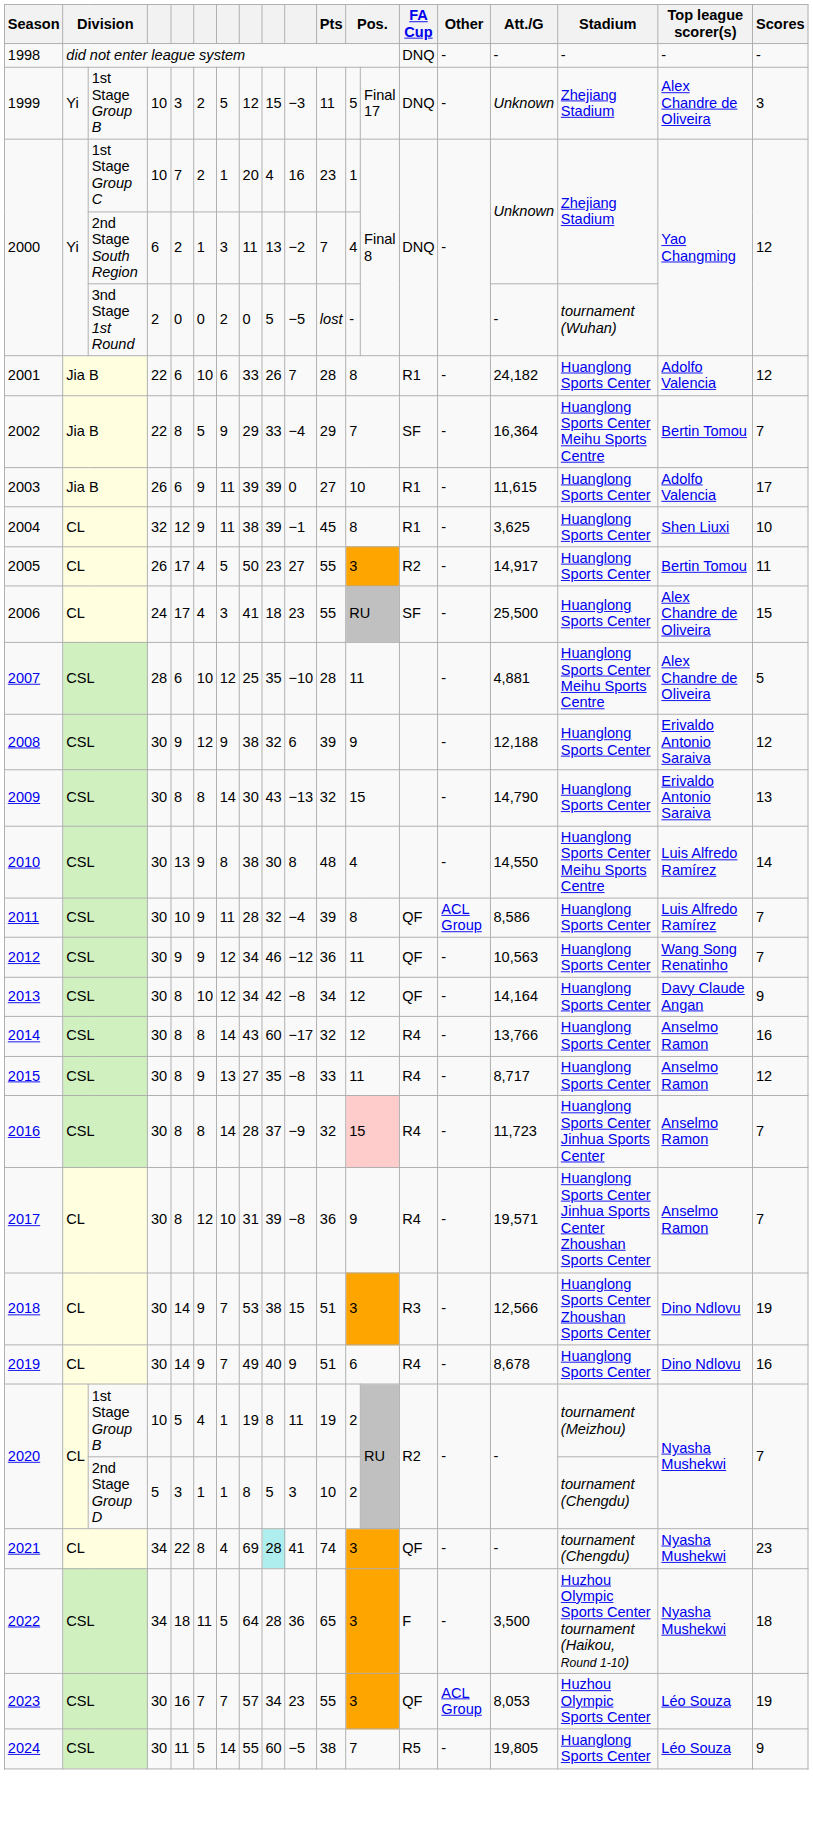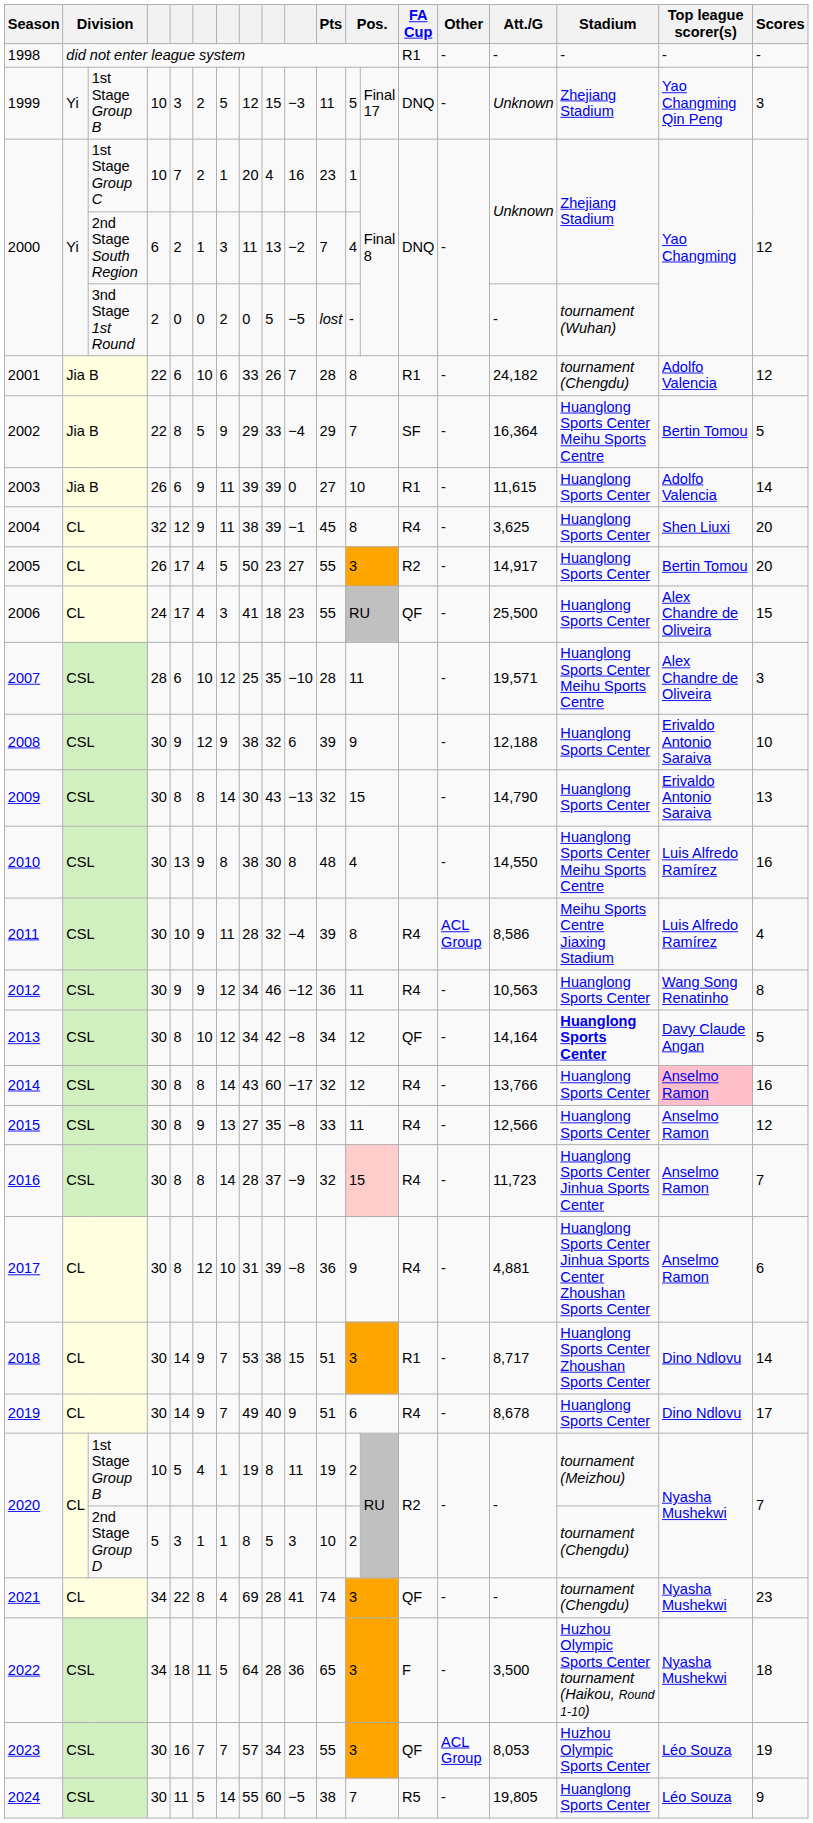(418, 55) DNQ -> (411, 55) R1
(699, 103) Alex Chandre de Oliveira -> (699, 103) Yao Changming Qin Peng
(606, 375) Huanglong Sports Center -> (597, 375) tournament (Chengdu)
(760, 431) 7 -> (760, 431) 5
(764, 487) 17 -> (764, 487) 14
(412, 526) R1 -> (411, 526) R4
(764, 526) 10 -> (764, 526) 20
(764, 566) 11 -> (764, 566) 20
(412, 614) SF -> (412, 614) QF
(512, 678) 4,881 -> (515, 678) 19,571
(760, 678) 5 -> (760, 678) 3
(764, 742) 12 -> (764, 742) 10
(764, 862) 14 -> (764, 862) 16
(412, 917) QF -> (411, 934) R4
(606, 917) Huanglong Sports Center -> (603, 934) Meihu Sports Centre Jiaxing Stadium
(760, 917) 7 -> (760, 934) 4
(412, 957) QF -> (411, 990) R4
(760, 957) 7 -> (760, 990) 8
(606, 996) normal -> (598, 1037) bold
(760, 996) 9 -> (760, 1037) 5
(690, 1036) no background -> (690, 1085) pink background
(512, 1075) 8,717 -> (515, 1124) 12,566
(516, 1220) 19,571 -> (511, 1269) 4,881
(760, 1220) 7 -> (760, 1269) 6
(412, 1308) R3 -> (411, 1357) R1
(516, 1308) 12,566 -> (511, 1357) 8,717
(764, 1308) 19 -> (764, 1357) 14
(764, 1364) 16 -> (764, 1413) 17
(274, 1548) paleturquoise background -> (273, 1597) no background
